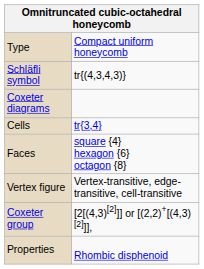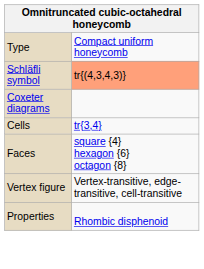(100, 75) no background -> (100, 75) lightsalmon background
- row: (25, 219)
